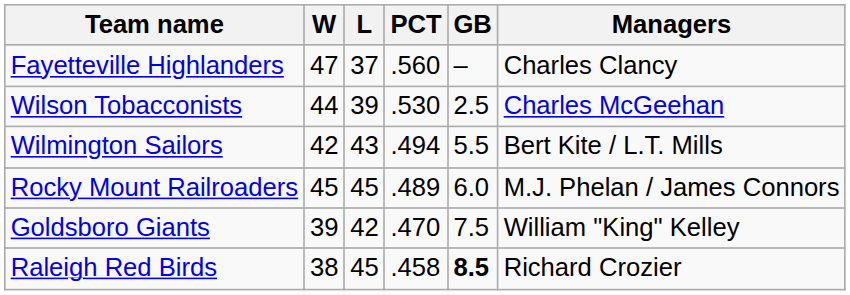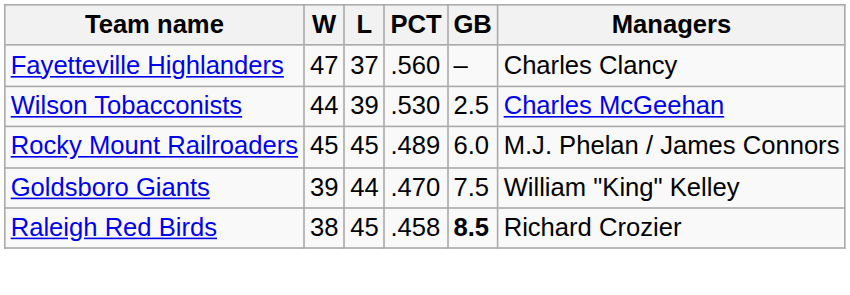- row: (117, 146)
(364, 227) 42 -> (364, 187) 44
